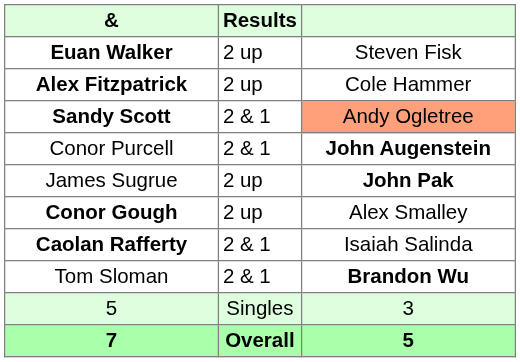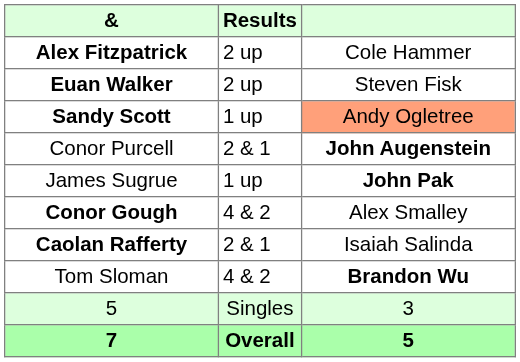rows swapped: (112, 84) <-> (112, 52)
(247, 116) 2 & 1 -> (243, 116) 1 up
(243, 180) 2 up -> (243, 180) 1 up
(243, 212) 2 up -> (247, 212) 4 & 2
(247, 276) 2 & 1 -> (247, 276) 4 & 2
